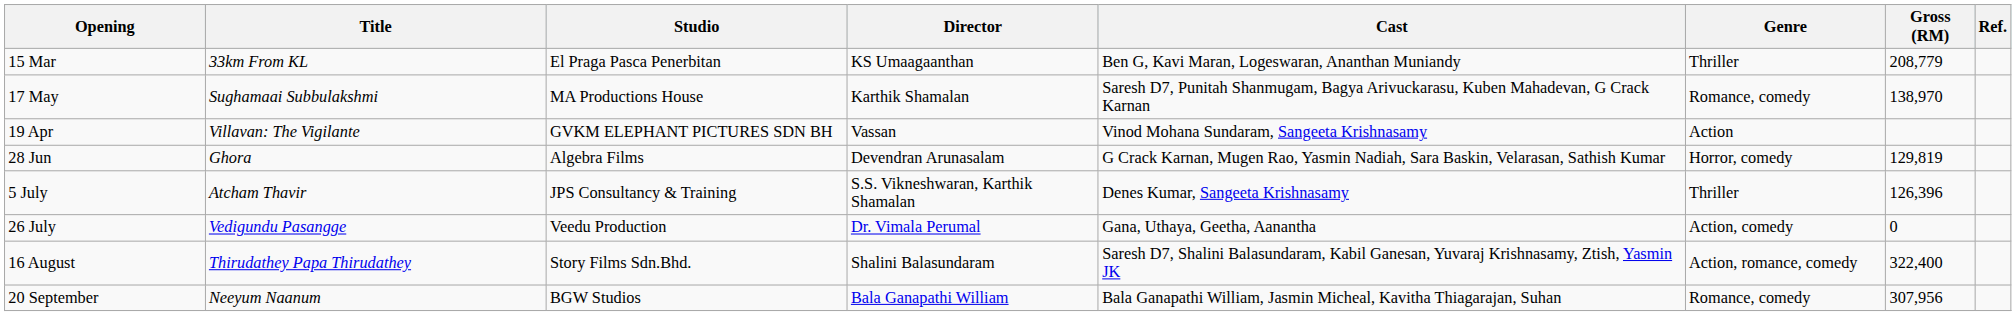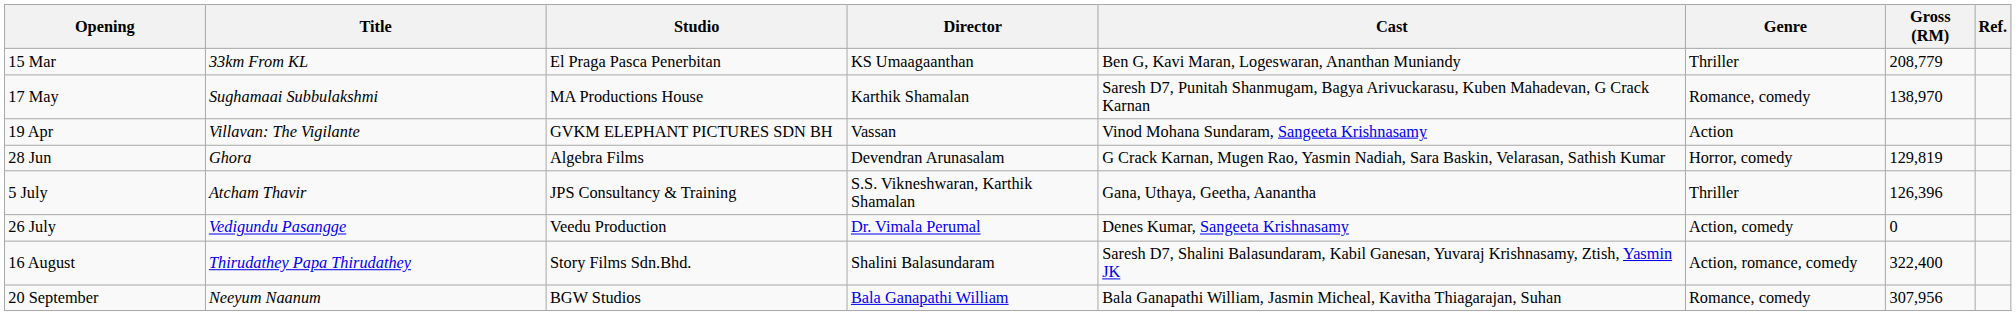(1226, 192) Denes Kumar, Sangeeta Krishnasamy -> (1209, 192) Gana, Uthaya, Geetha, Aanantha
(1209, 227) Gana, Uthaya, Geetha, Aanantha -> (1226, 227) Denes Kumar, Sangeeta Krishnasamy
